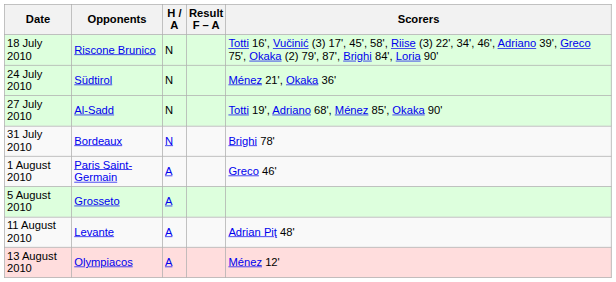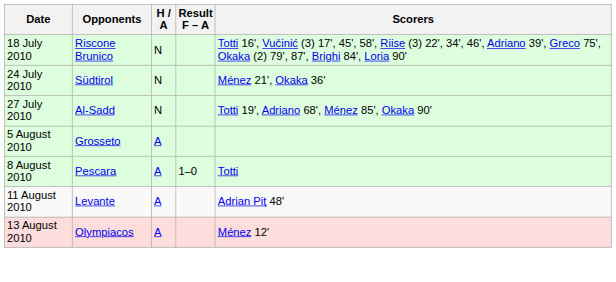- row: (25, 141)
- row: (29, 171)
+ row: (29, 171)
